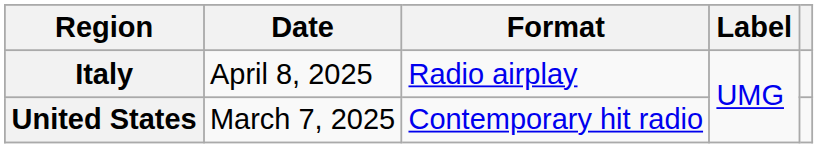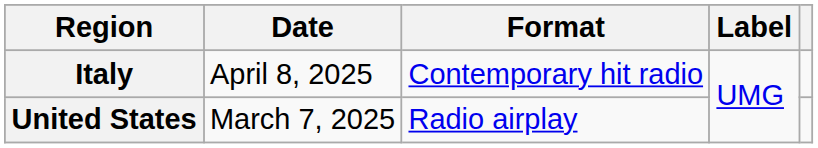(493, 73) Radio airplay -> (556, 73) Contemporary hit radio
(556, 119) Contemporary hit radio -> (493, 119) Radio airplay
